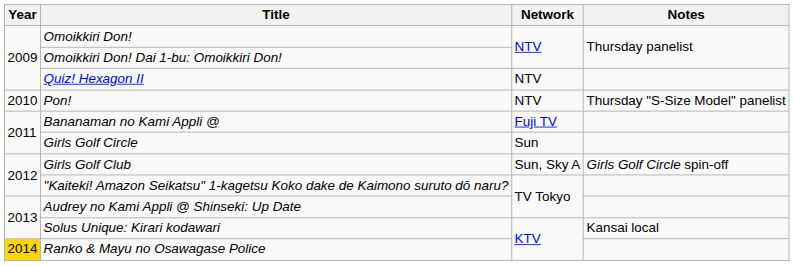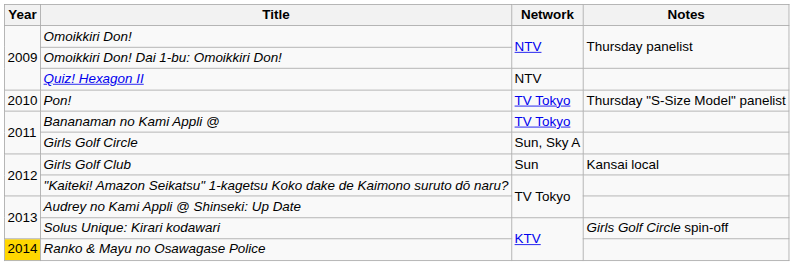(528, 100) NTV -> (542, 100) TV Tokyo
(536, 121) Fuji TV -> (542, 121) TV Tokyo
(527, 143) Sun -> (547, 143) Sun, Sky A
(547, 164) Sun, Sky A -> (527, 164) Sun
(657, 164) Girls Golf Circle spin-off -> (623, 164) Kansai local
(623, 228) Kansai local -> (657, 228) Girls Golf Circle spin-off
